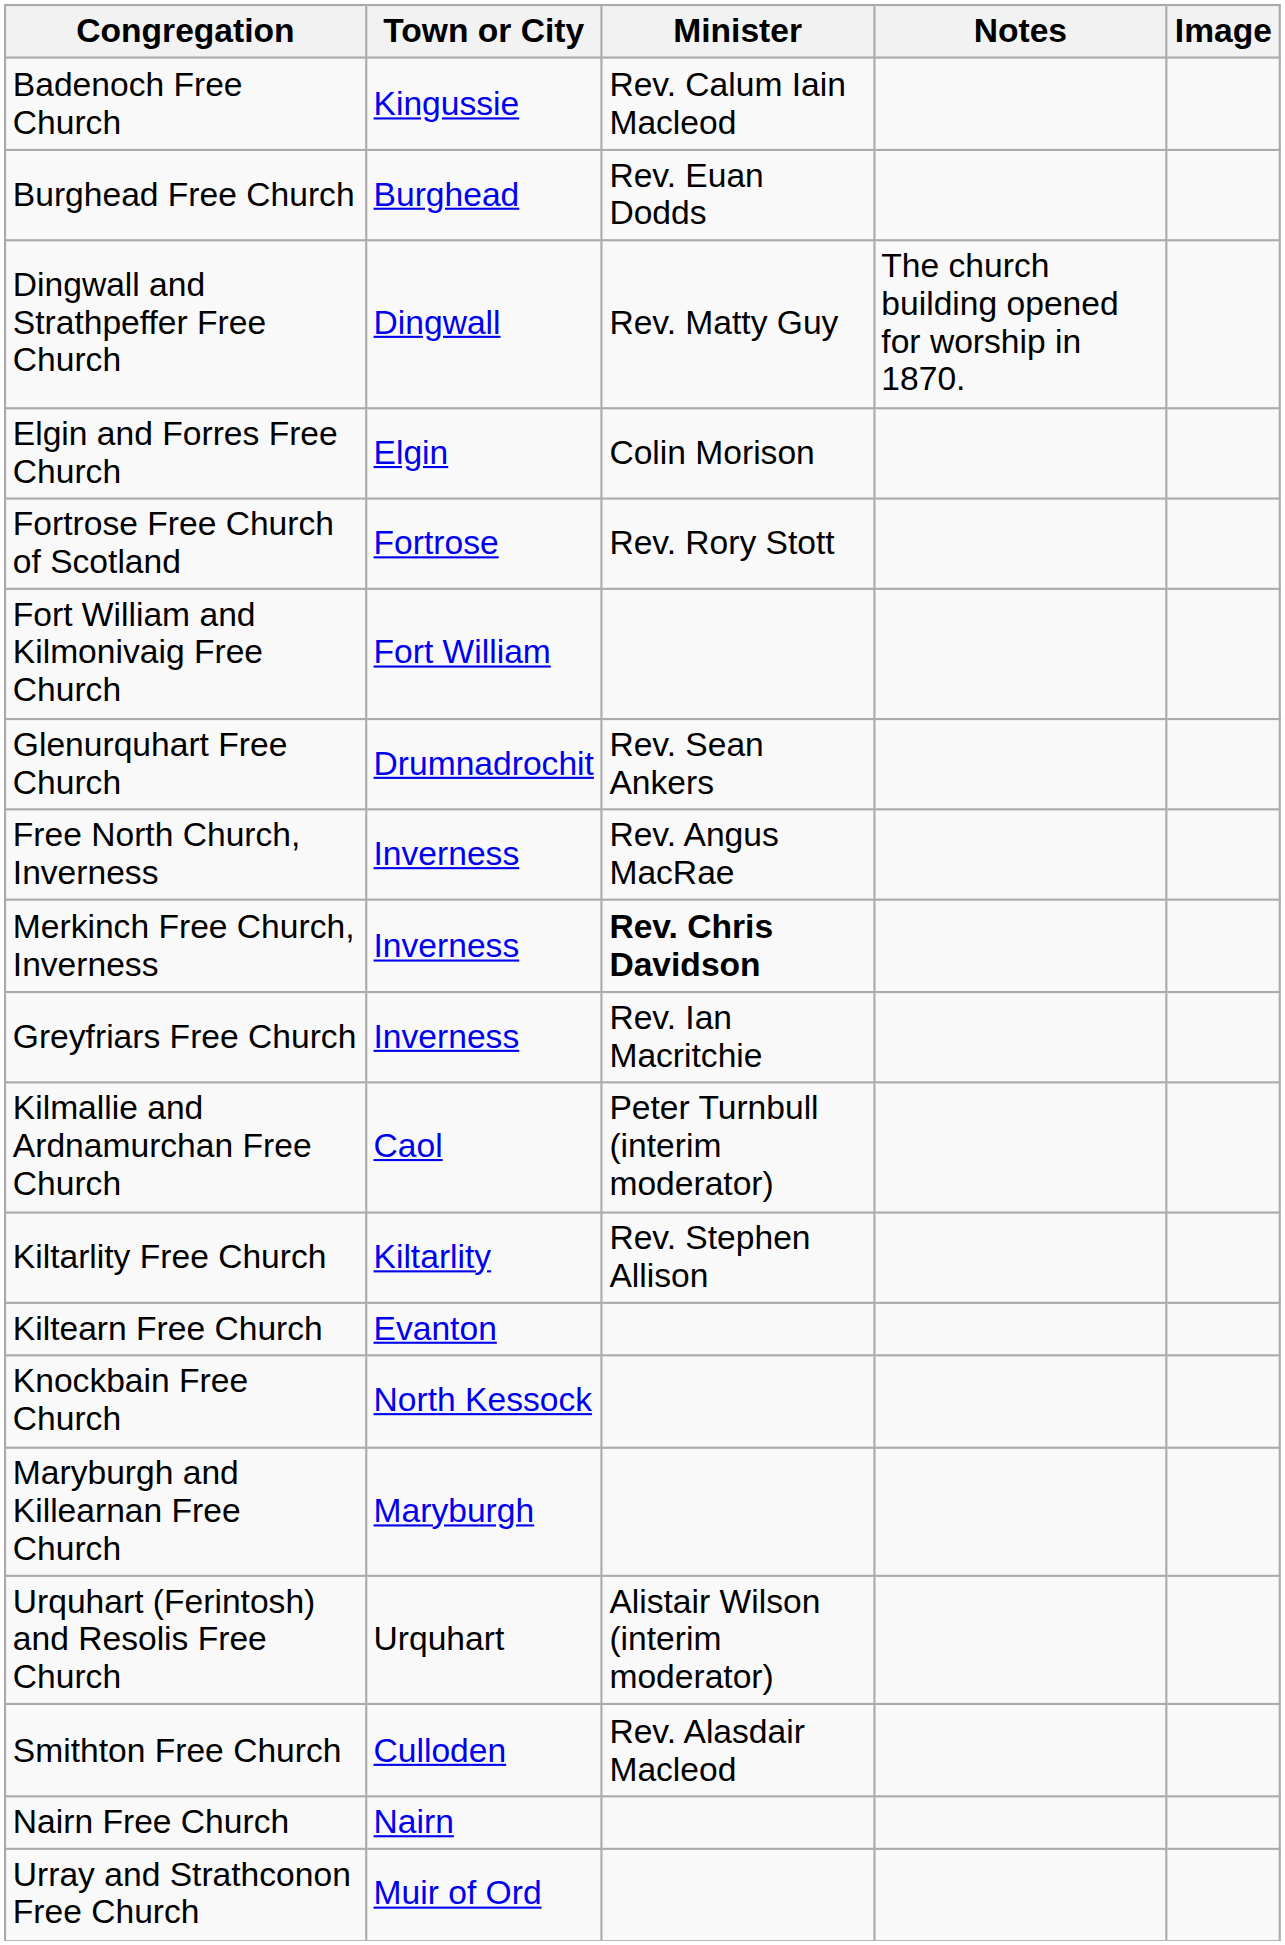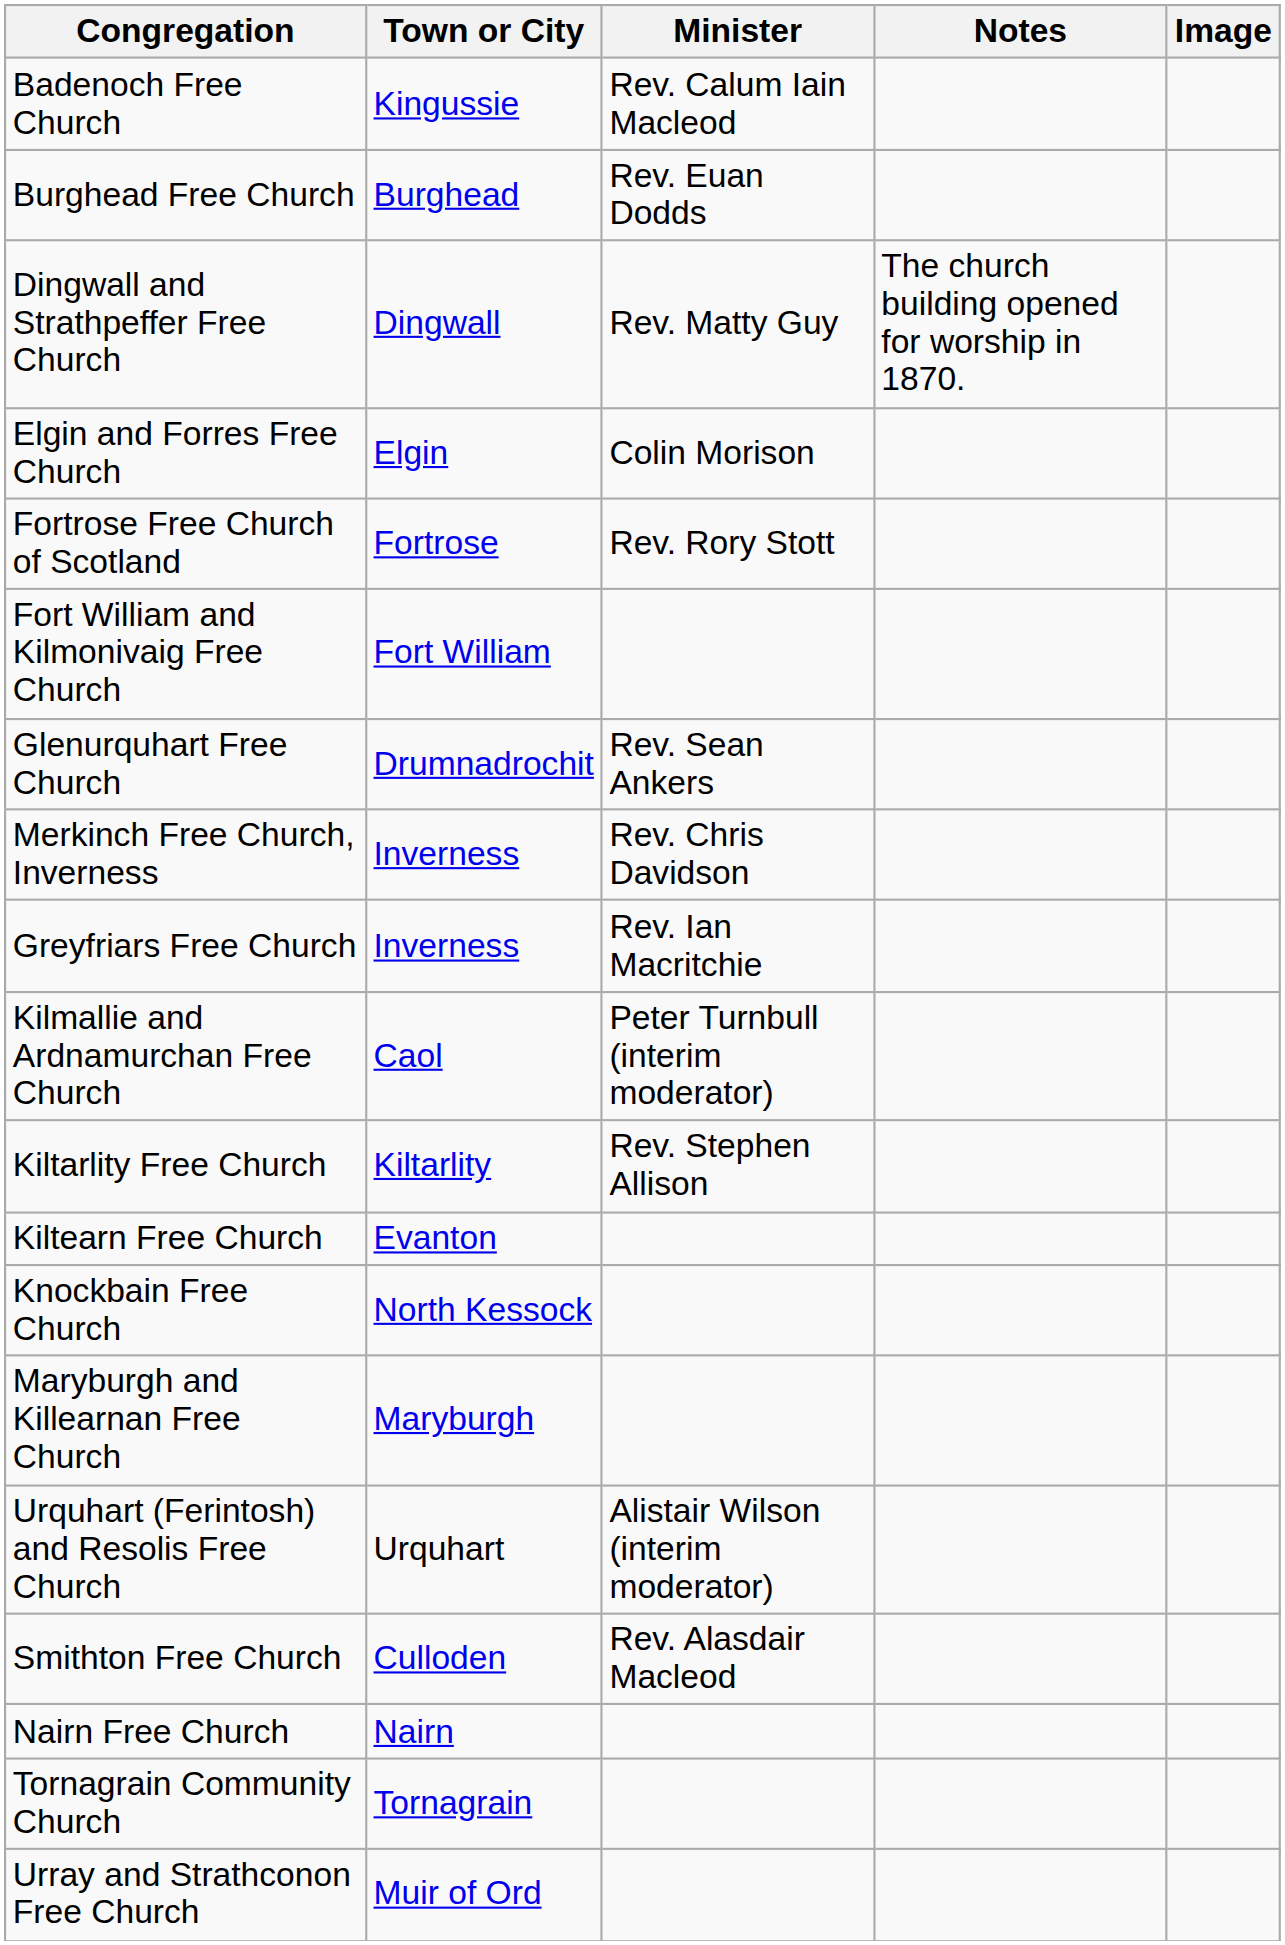- row: (157, 854)
(691, 945) bold -> (687, 854) normal
+ row: (182, 1803)
